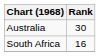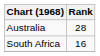(81, 28) 30 -> (81, 28) 28
